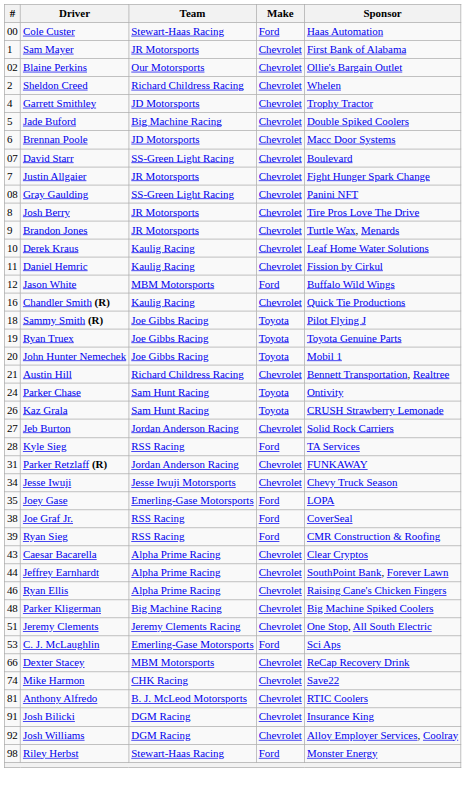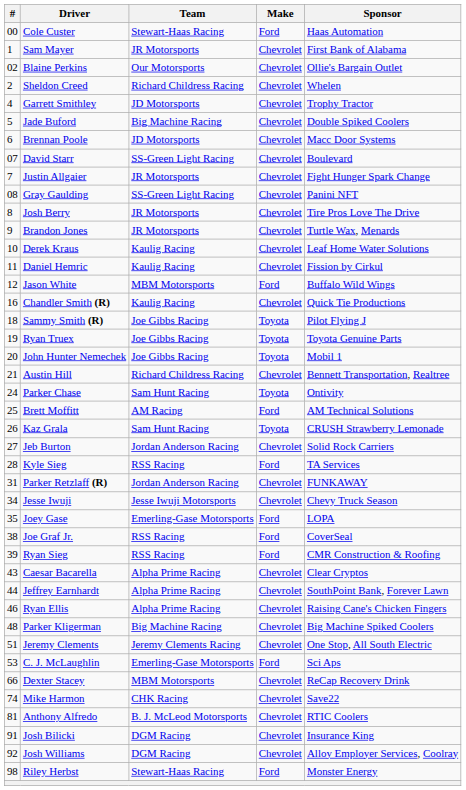+ row: (51, 410)
